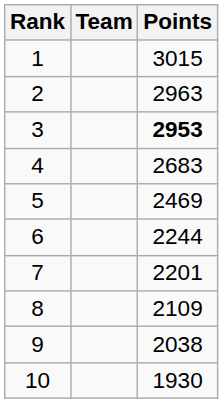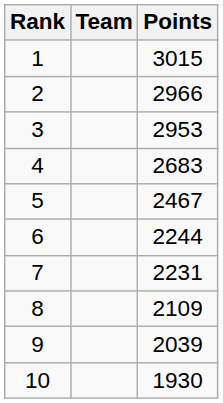(178, 93) 2963 -> (178, 93) 2966
(178, 129) bold -> (178, 129) normal
(178, 201) 2469 -> (178, 201) 2467
(178, 272) 2201 -> (178, 272) 2231
(178, 344) 2038 -> (178, 344) 2039
